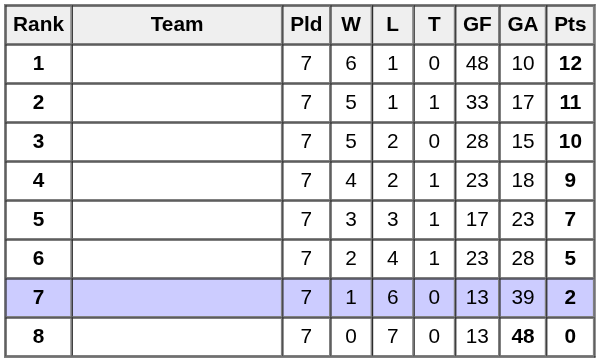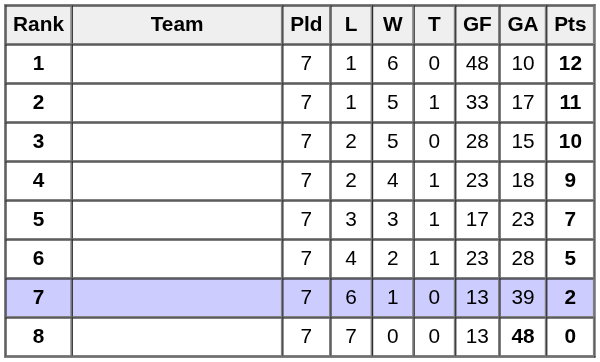columns swapped: (351, 24) <-> (393, 24)
